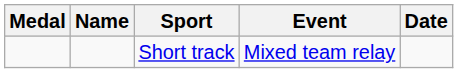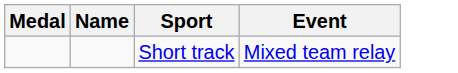- column: (426, 21)
